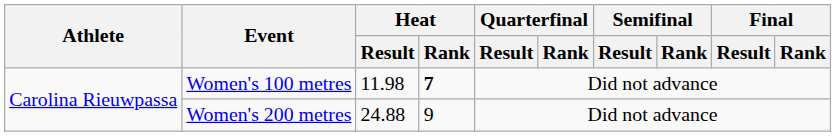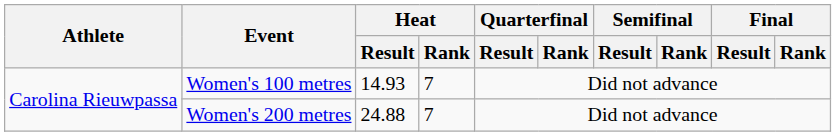(383, 83) 11.98 -> (383, 83) 14.93
(429, 83) bold -> (429, 83) normal
(429, 114) 9 -> (429, 114) 7
